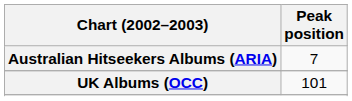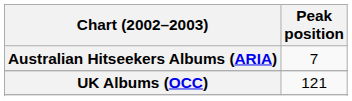(314, 82) 101 -> (314, 82) 121
